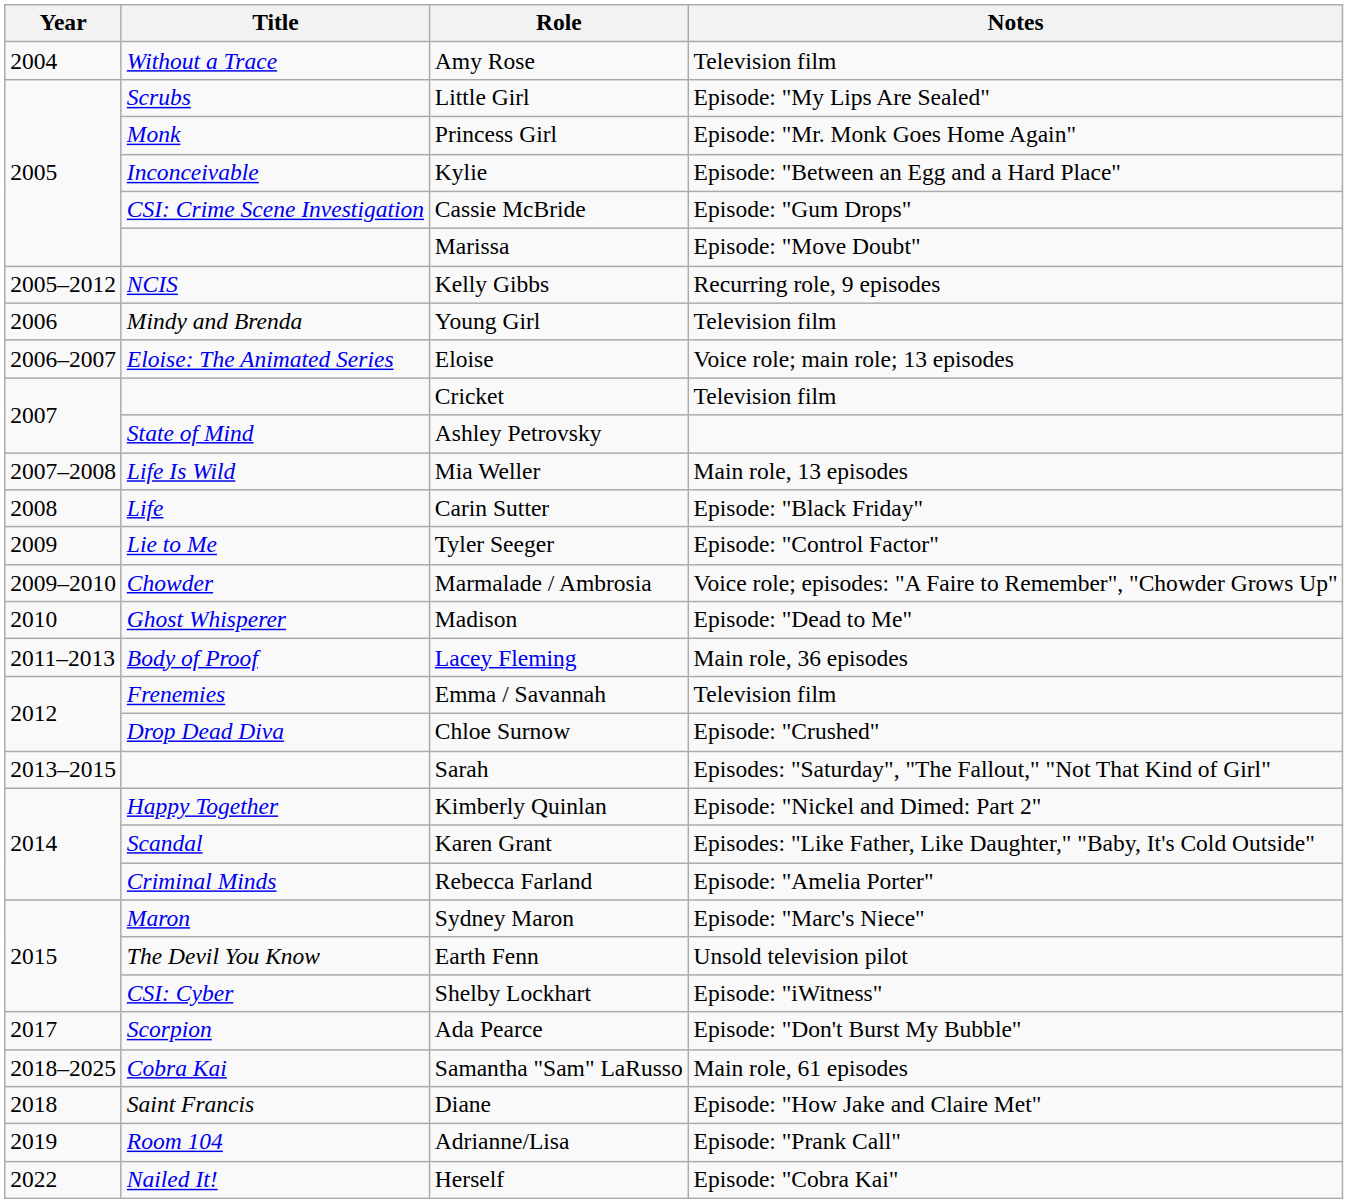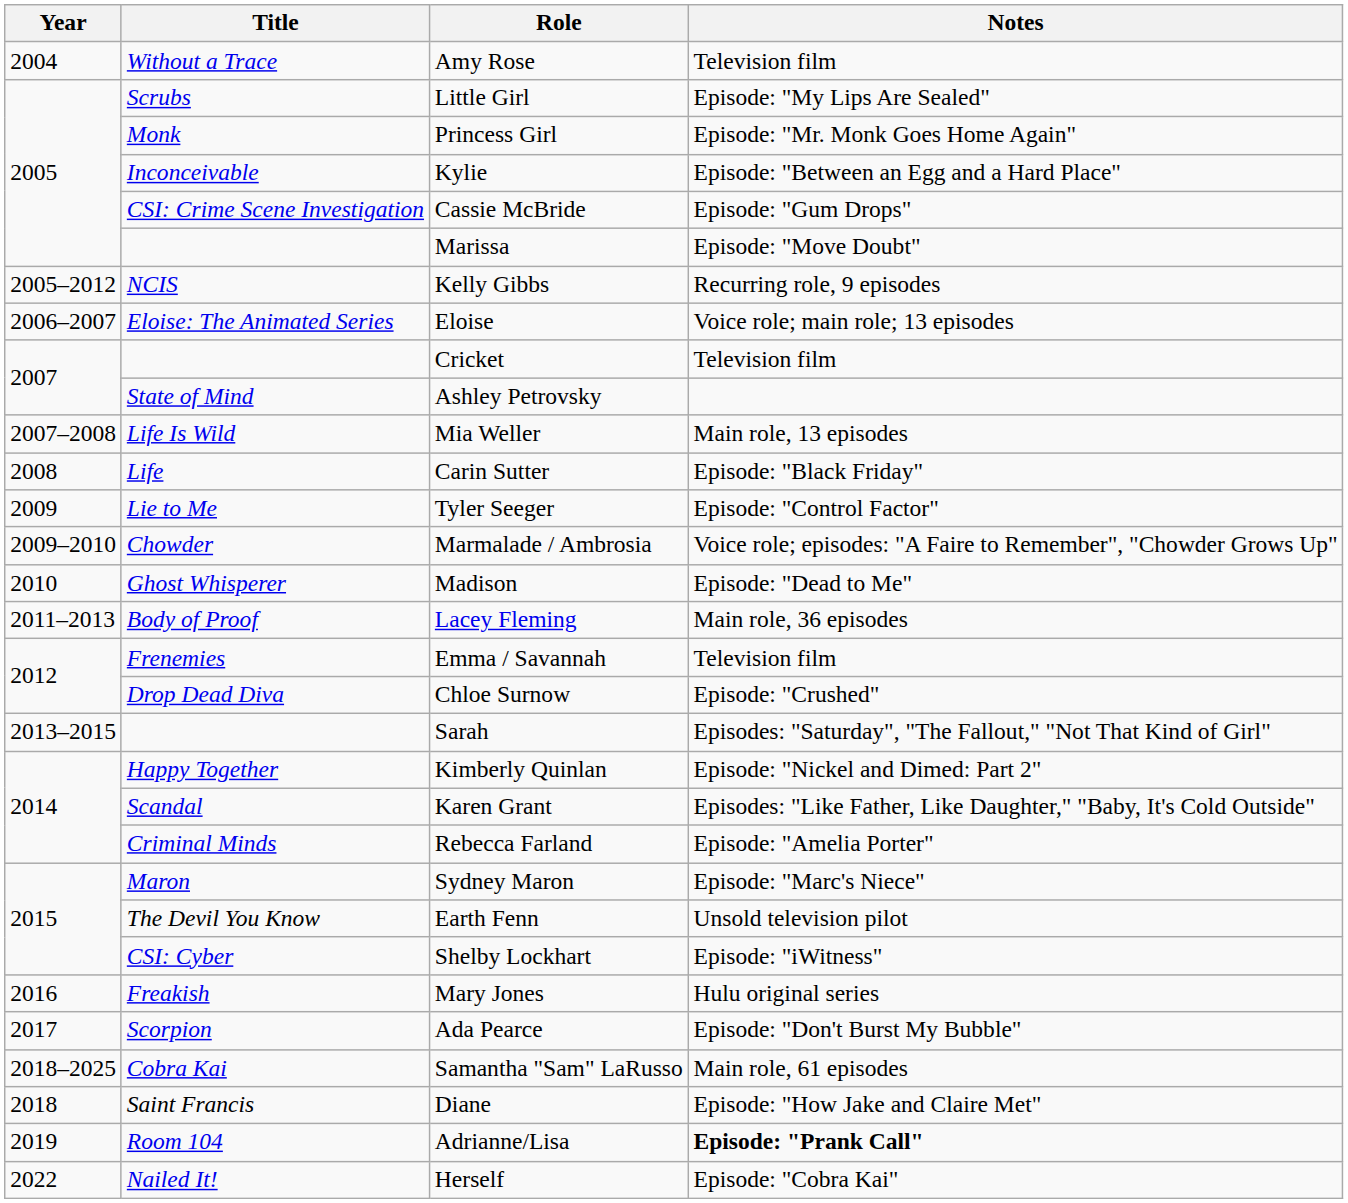- row: (488, 321)
+ row: (489, 992)
(797, 1142) normal -> (809, 1142) bold
